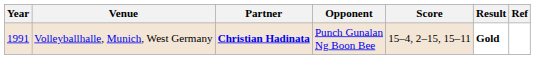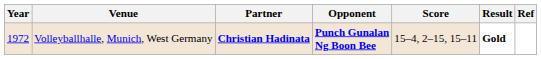(18, 38) 1991 -> (18, 38) 1972
(349, 38) normal -> (352, 38) bold
